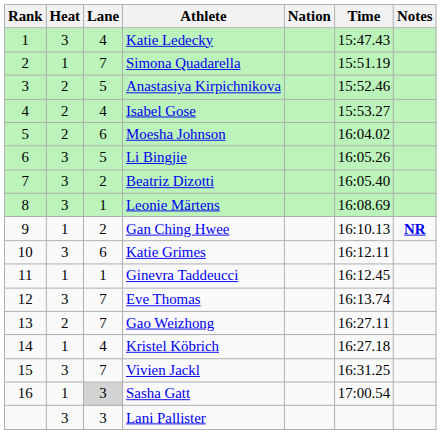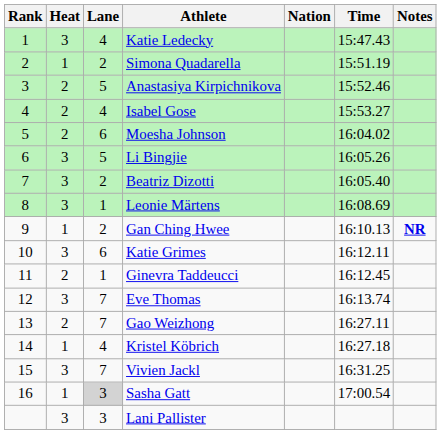(103, 63) 7 -> (103, 63) 2
(65, 275) 1 -> (65, 275) 2
